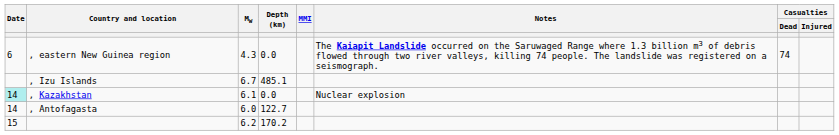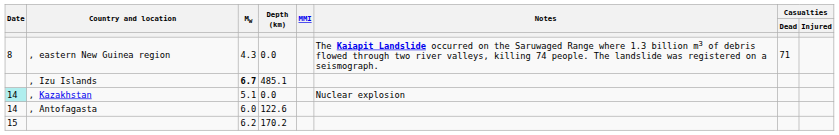(10, 55) 6 -> (10, 55) 8
(785, 55) 74 -> (785, 55) 71
(248, 80) normal -> (248, 80) bold
(248, 95) 6.1 -> (248, 95) 5.1
(274, 109) 122.7 -> (274, 109) 122.6
